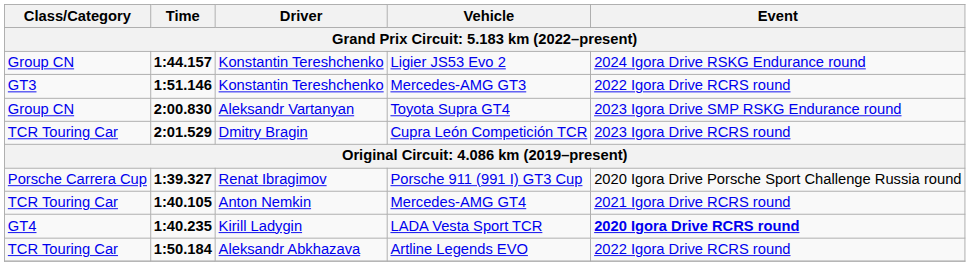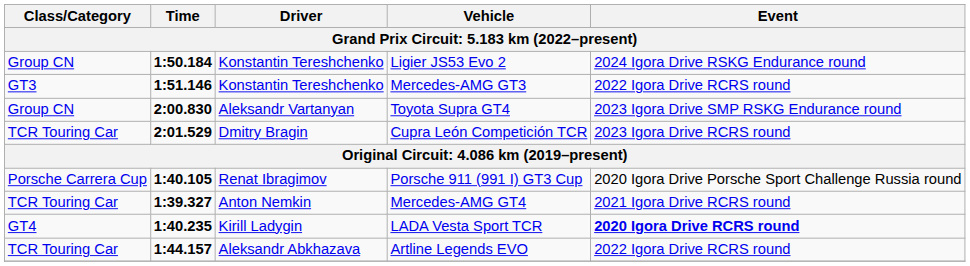(183, 62) 1:44.157 -> (183, 62) 1:50.184
(183, 179) 1:39.327 -> (183, 179) 1:40.105
(183, 202) 1:40.105 -> (183, 202) 1:39.327
(183, 249) 1:50.184 -> (183, 249) 1:44.157
